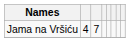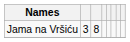(86, 29) 4 -> (86, 29) 3
(96, 29) 7 -> (96, 29) 8
